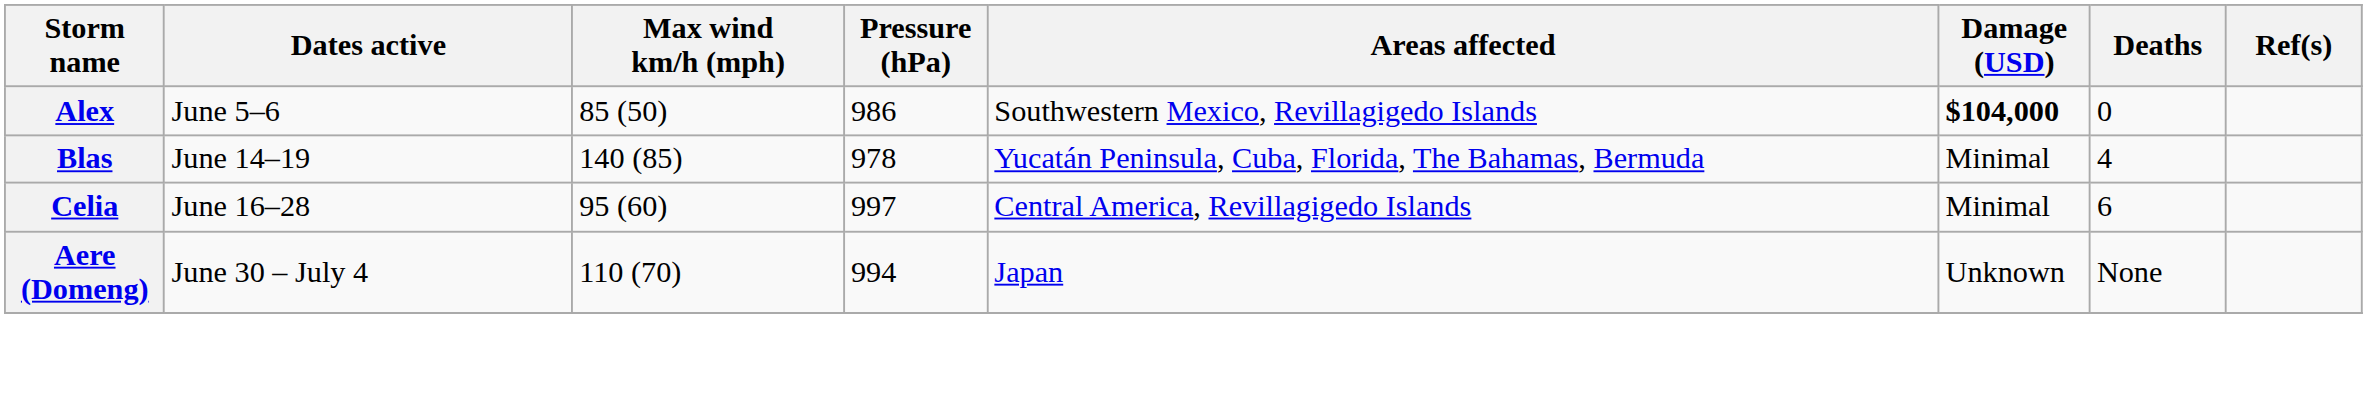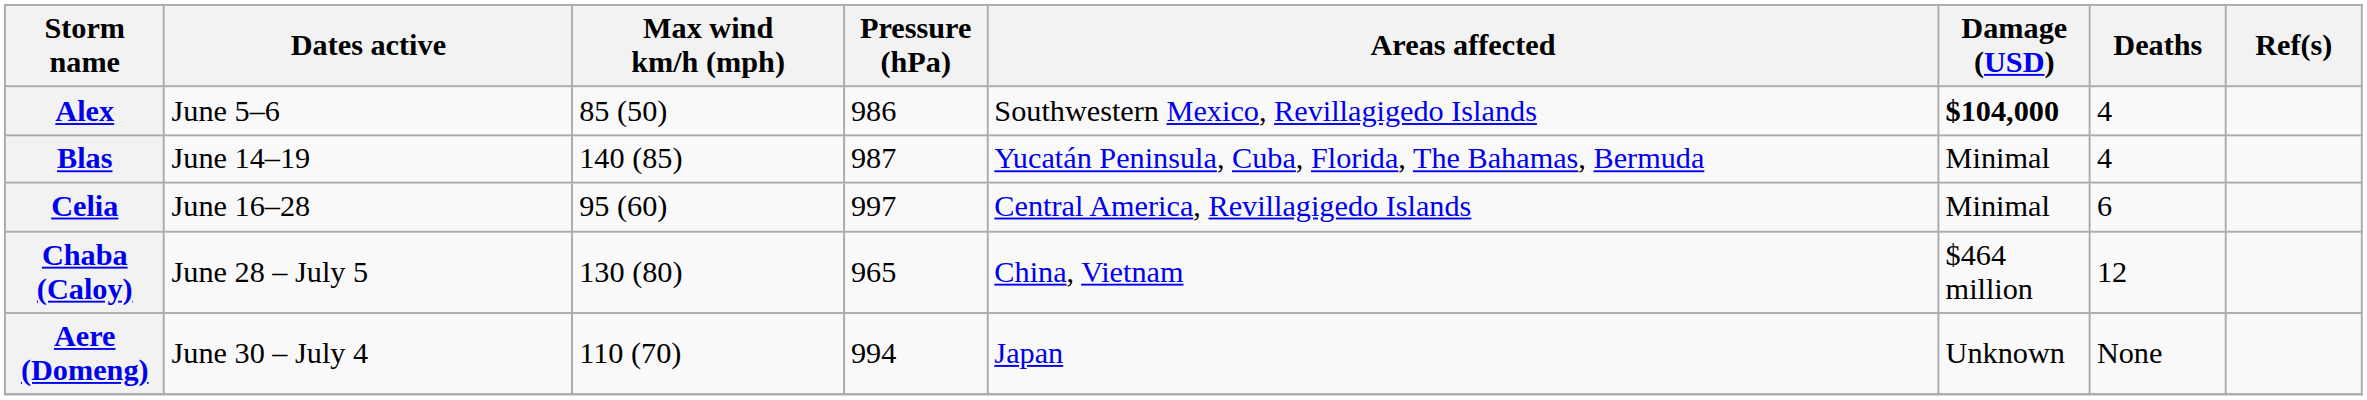(2104, 110) 0 -> (2104, 110) 4
(874, 158) 978 -> (874, 158) 987
+ row: (85, 271)
